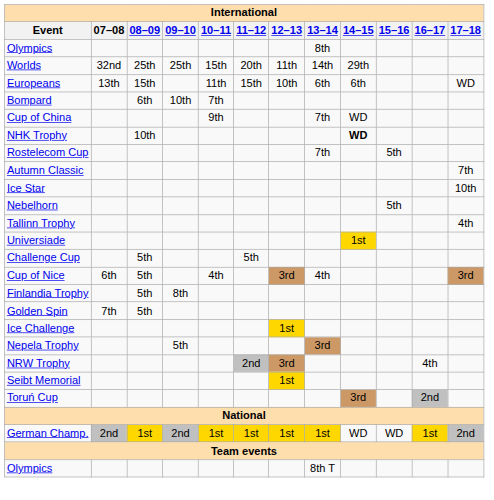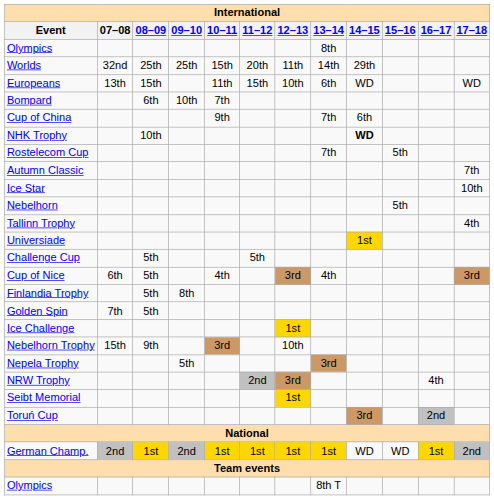(358, 83) 6th -> (364, 83) WD
(358, 118) WD -> (364, 118) 6th
+ row: (51, 345)
